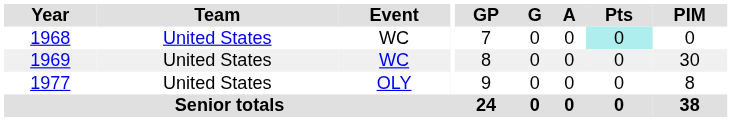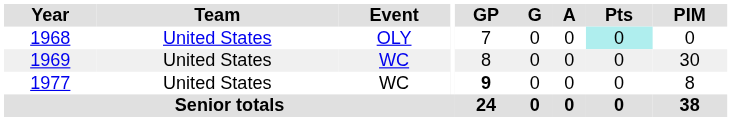(394, 37) WC -> (394, 37) OLY
(394, 83) OLY -> (394, 83) WC
(486, 83) normal -> (486, 83) bold
